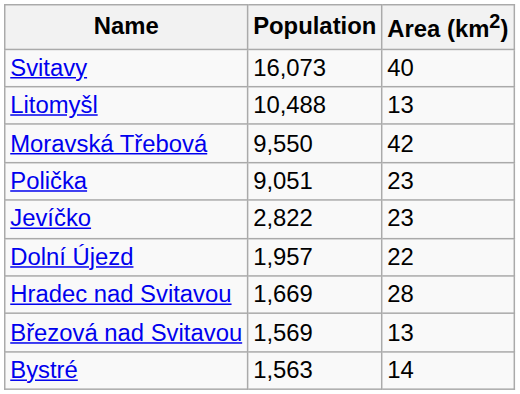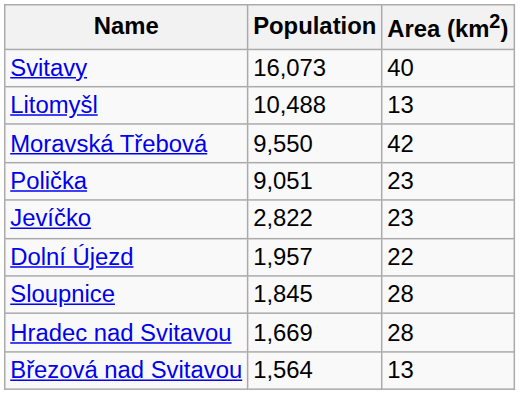+ row: (63, 294)
(283, 332) 1,569 -> (283, 370) 1,564
- row: (44, 370)
